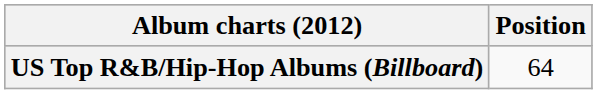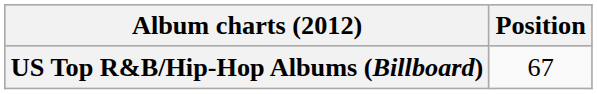(541, 66) 64 -> (541, 66) 67
